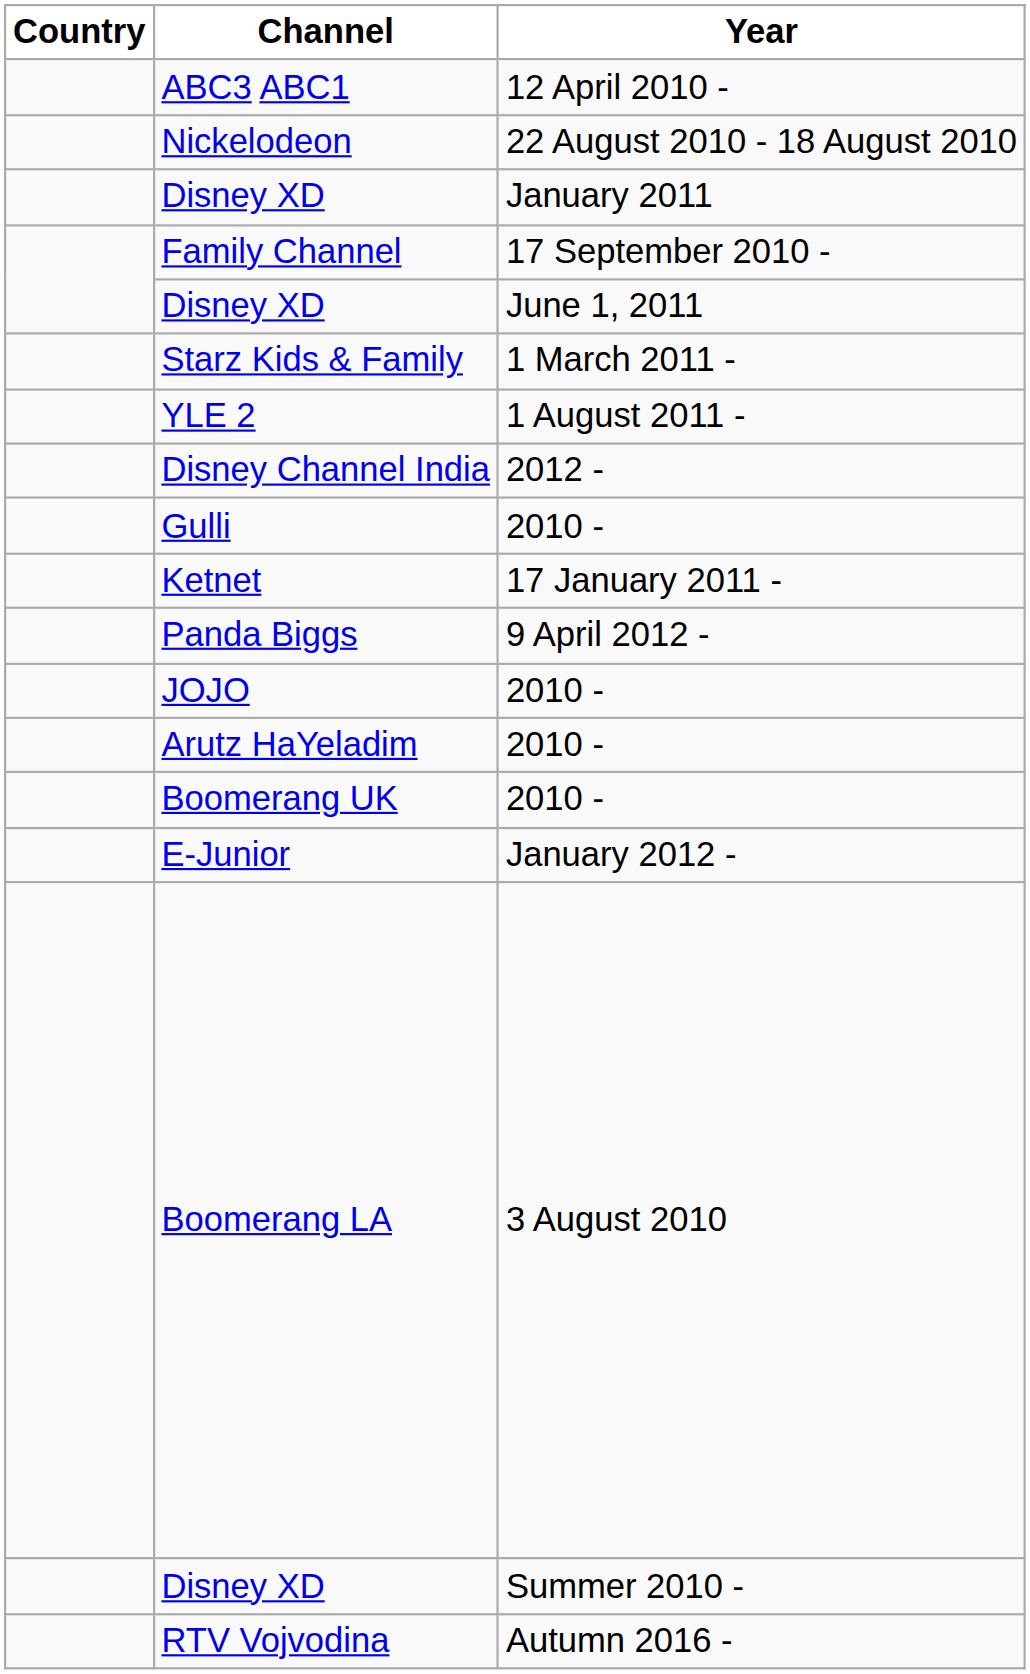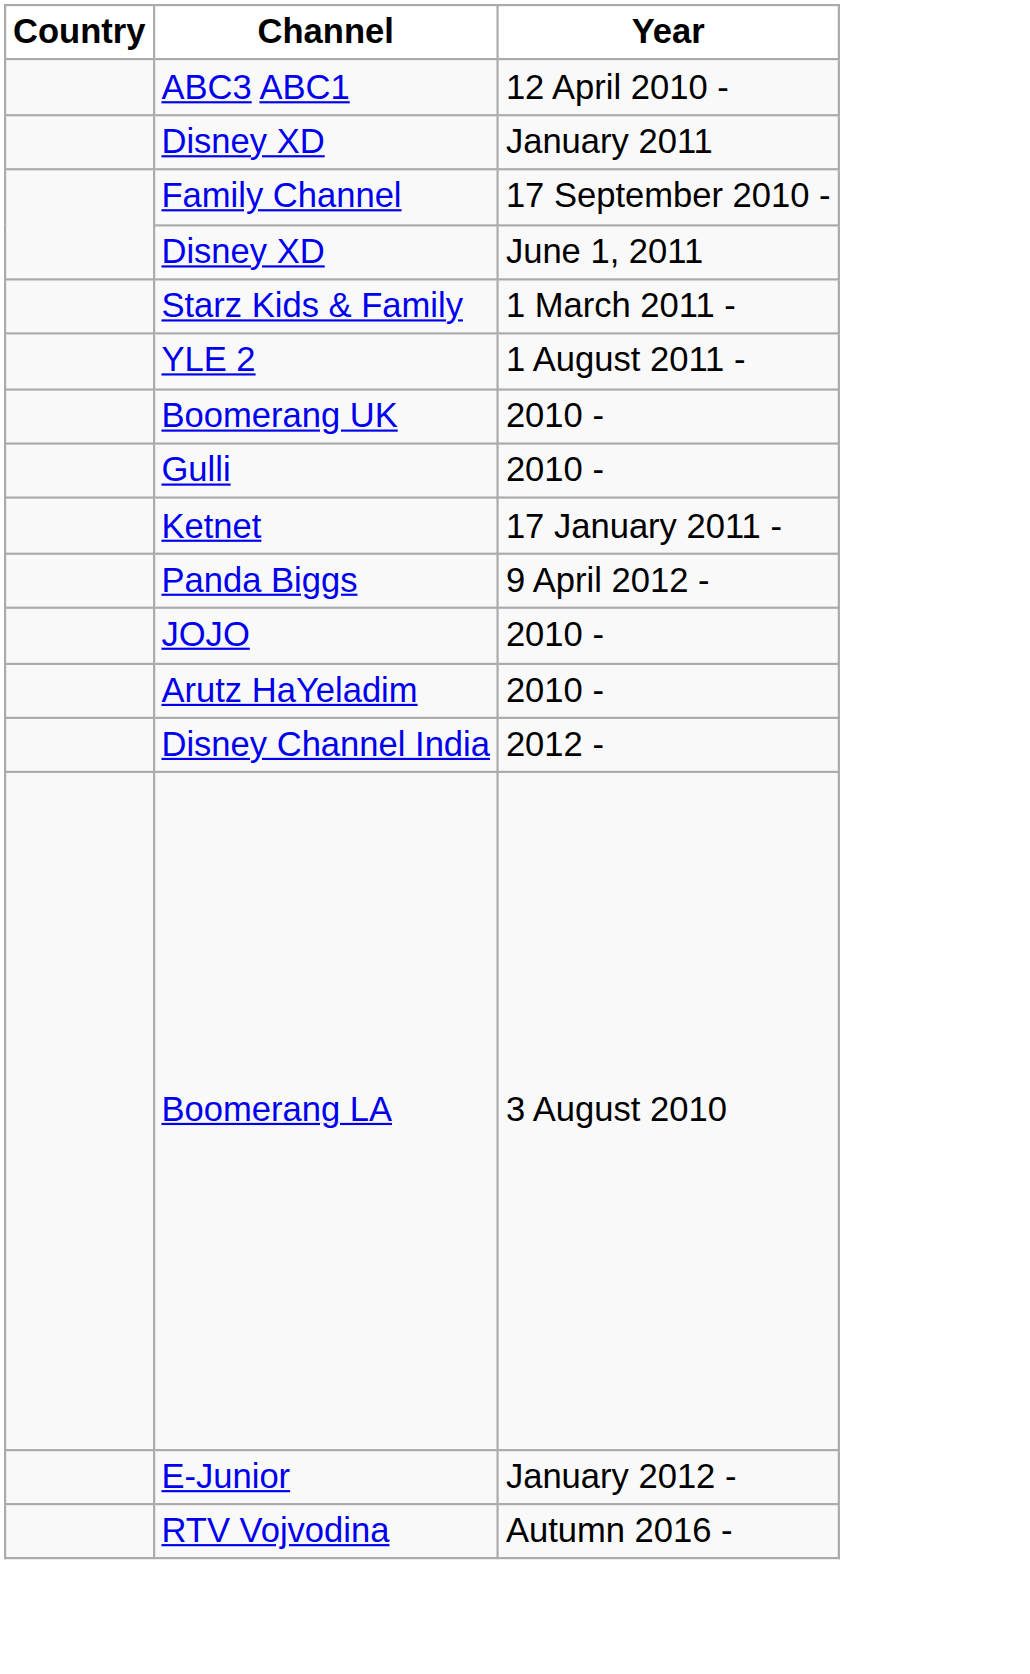- row: (257, 141)
rows swapped: (280, 799) <-> (326, 470)
rows swapped: (277, 1219) <-> (226, 854)
- row: (243, 1585)
